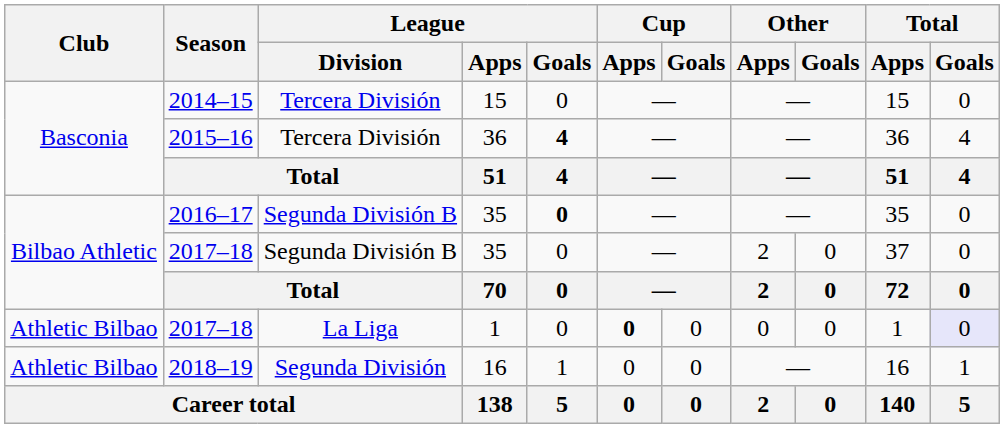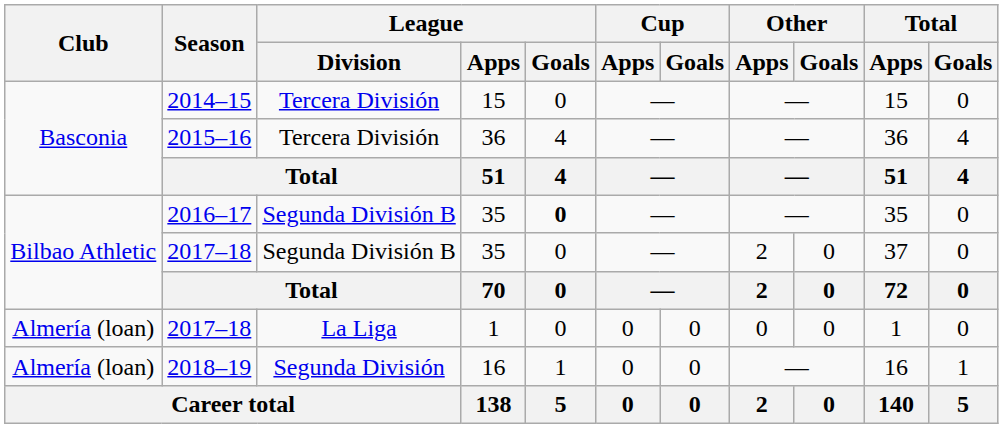(562, 137) bold -> (561, 137) normal
(84, 328) Athletic Bilbao -> (83, 328) Almería (loan)
(629, 328) bold -> (628, 328) normal
(964, 328) lavender background -> (963, 328) no background
(84, 366) Athletic Bilbao -> (83, 366) Almería (loan)
